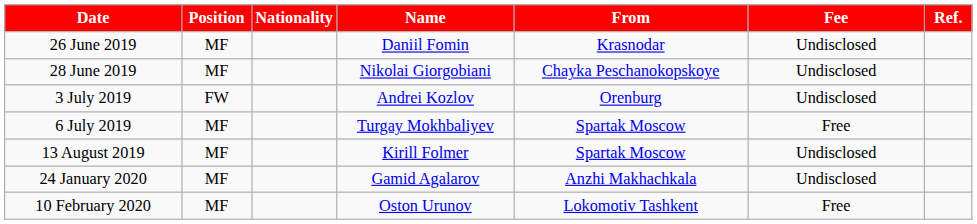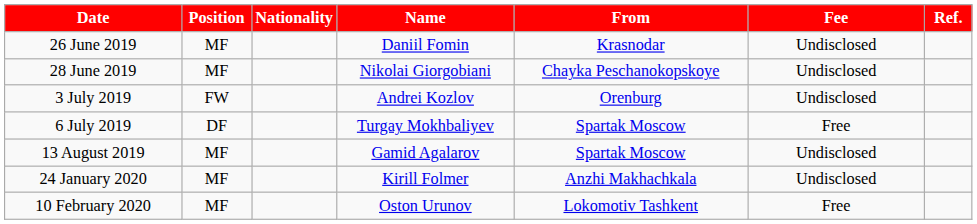(217, 125) MF -> (217, 125) DF
(425, 152) Kirill Folmer -> (425, 152) Gamid Agalarov
(425, 179) Gamid Agalarov -> (425, 179) Kirill Folmer
